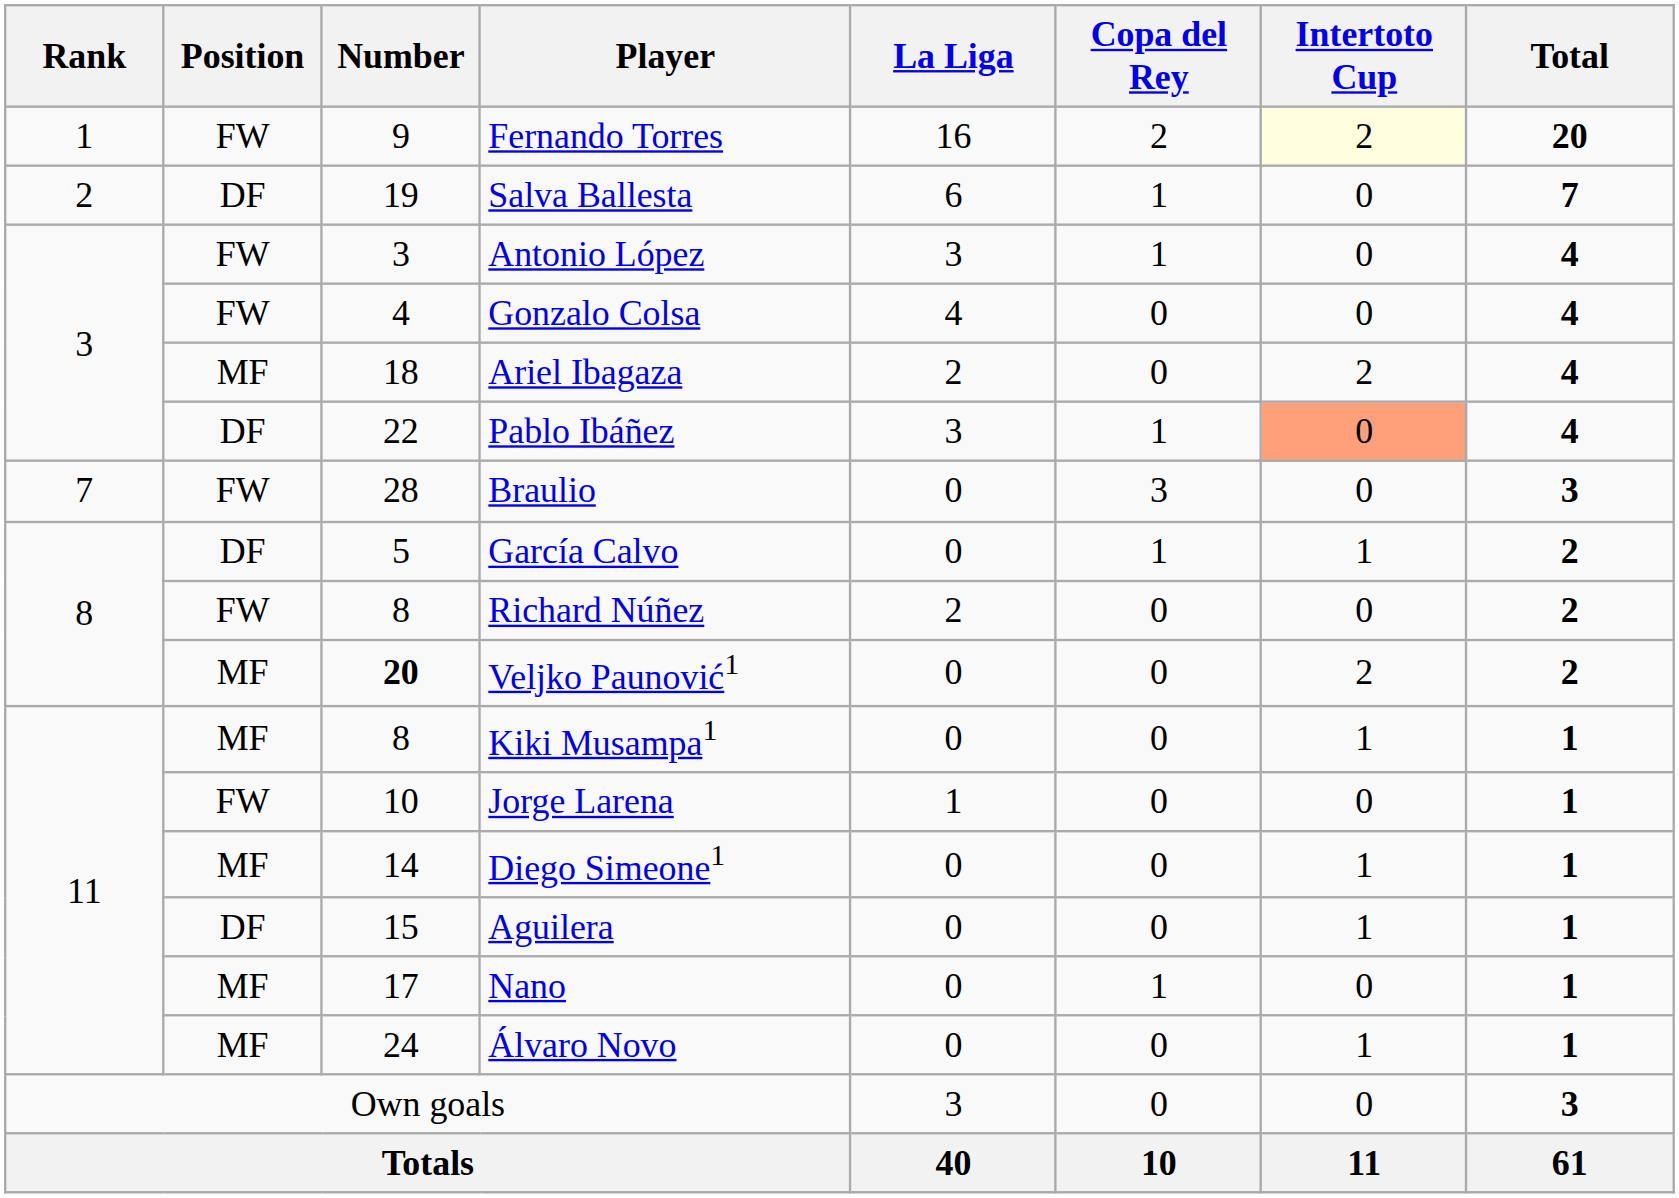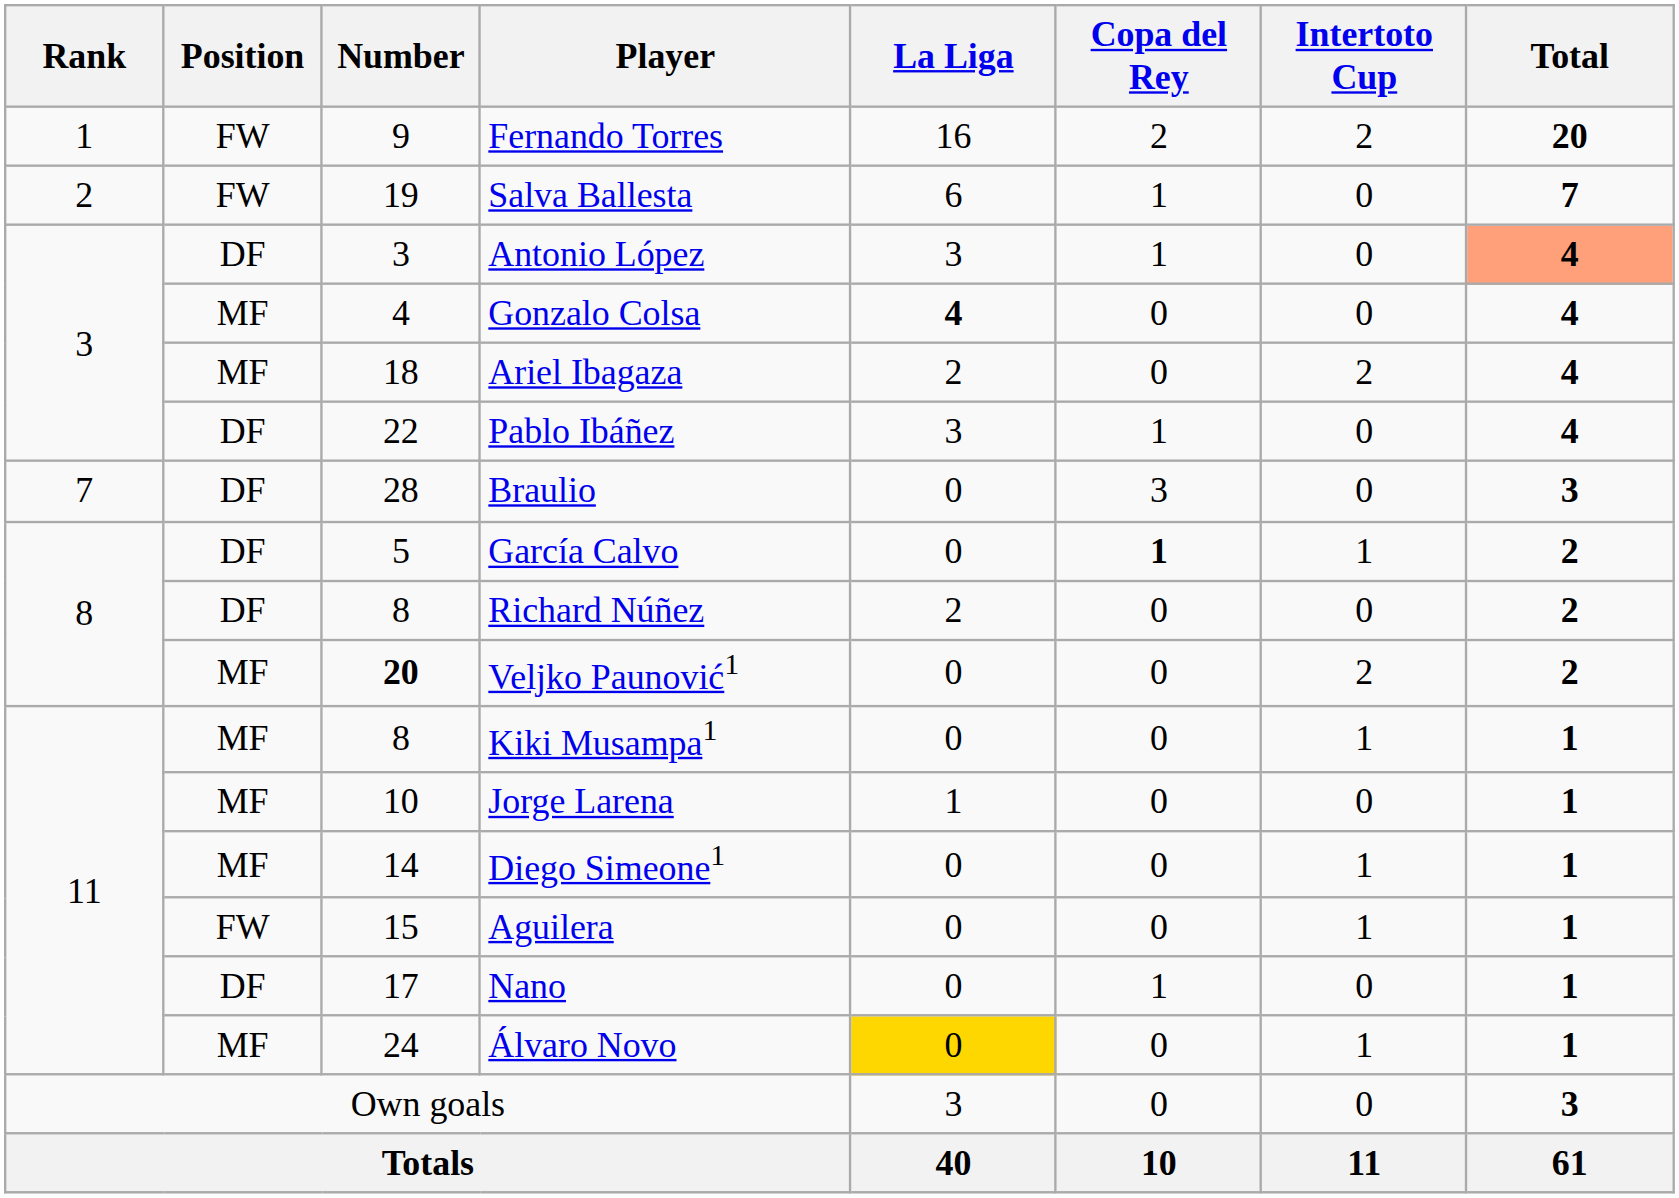(1364, 135) lightyellow background -> (1364, 135) no background
(243, 195) DF -> (243, 195) FW
(243, 254) FW -> (243, 254) DF
(1570, 254) no background -> (1570, 254) lightsalmon background
(243, 313) FW -> (243, 313) MF
(953, 313) normal -> (953, 313) bold
(1364, 431) lightsalmon background -> (1364, 431) no background
(243, 490) FW -> (243, 490) DF
(1159, 549) normal -> (1159, 549) bold
(243, 609) FW -> (243, 609) DF
(243, 800) FW -> (243, 800) MF
(243, 926) DF -> (243, 926) FW
(243, 985) MF -> (243, 985) DF
(953, 1044) no background -> (953, 1044) gold background
